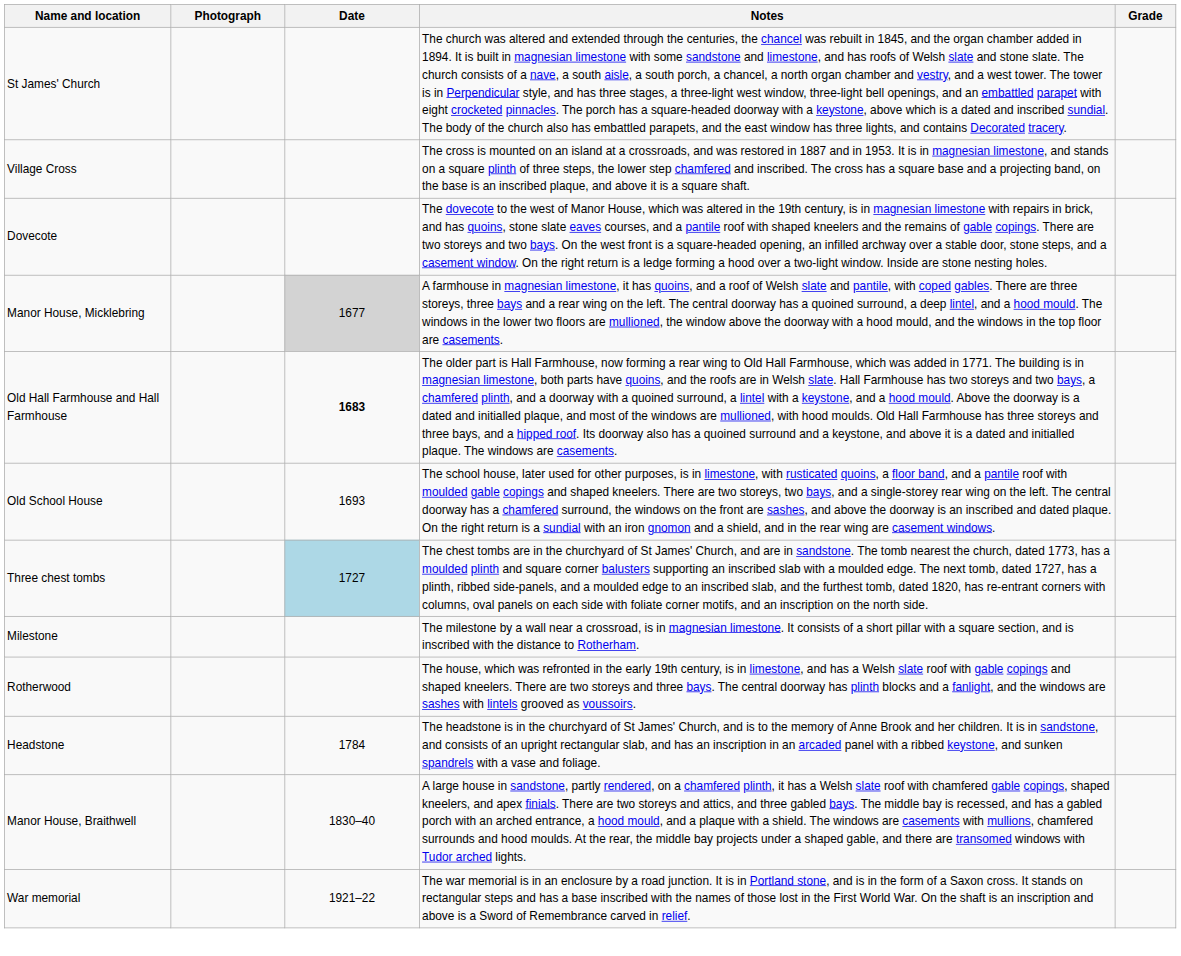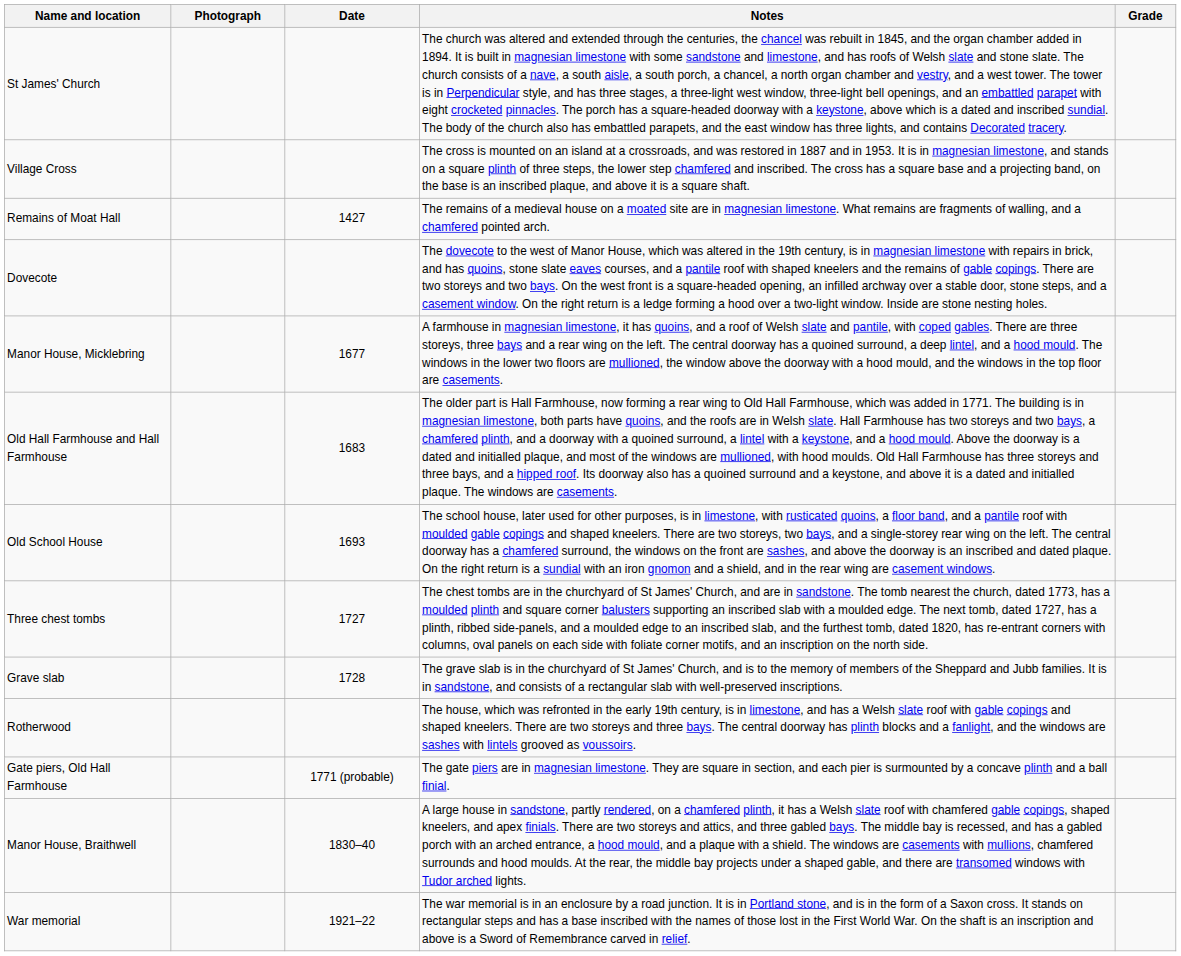+ row: (64, 218)
(352, 313) lightgrey background -> (352, 354) no background
(352, 407) bold -> (352, 448) normal
(352, 578) lightblue background -> (352, 619) no background
+ row: (36, 677)
- row: (32, 636)
+ row: (59, 777)
- row: (36, 745)
